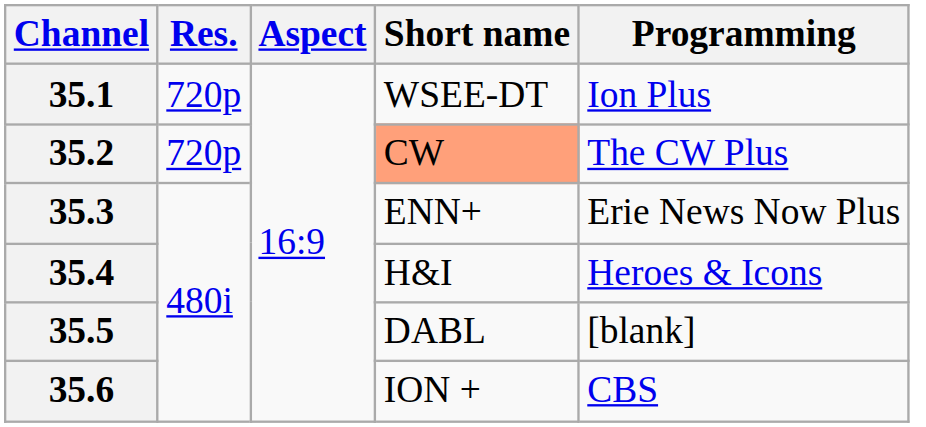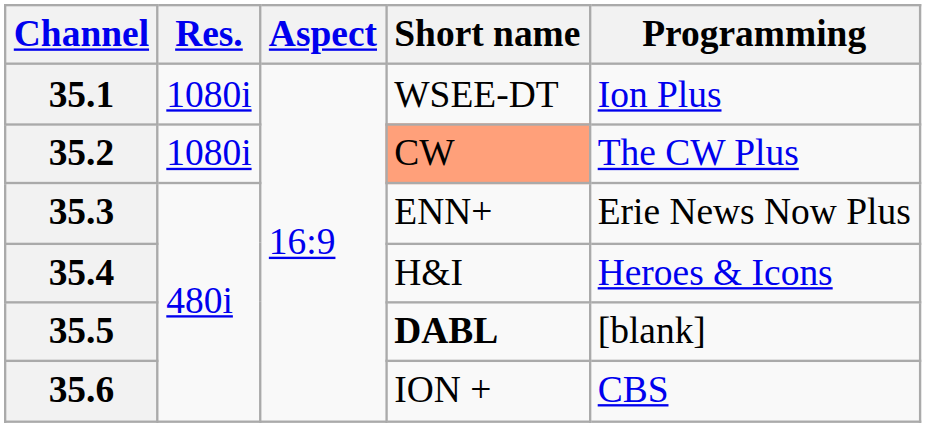(204, 93) 720p -> (209, 93) 1080i
(204, 152) 720p -> (209, 152) 1080i
(435, 331) normal -> (446, 331) bold
